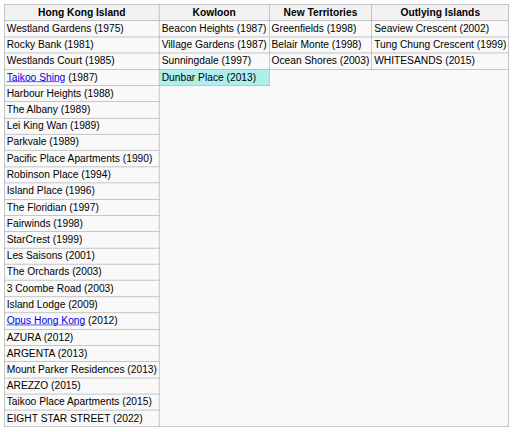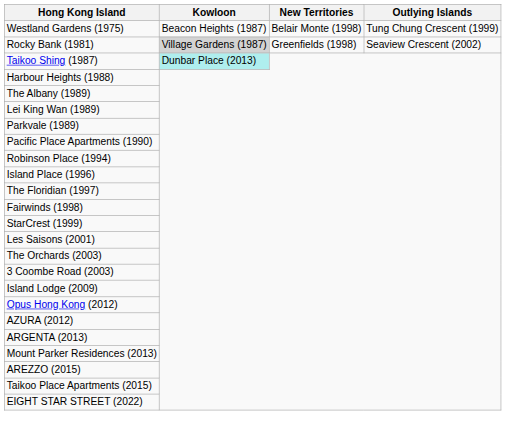(314, 28) Greenfields (1998) -> (316, 28) Belair Monte (1998)
(432, 28) Seaview Crescent (2002) -> (432, 28) Tung Chung Crescent (1999)
(214, 45) no background -> (214, 45) lightgrey background
(316, 45) Belair Monte (1998) -> (314, 45) Greenfields (1998)
(440, 45) Tung Chung Crescent (1999) -> (424, 45) Seaview Crescent (2002)
- row: (61, 61)
